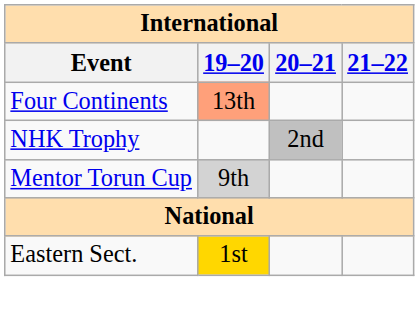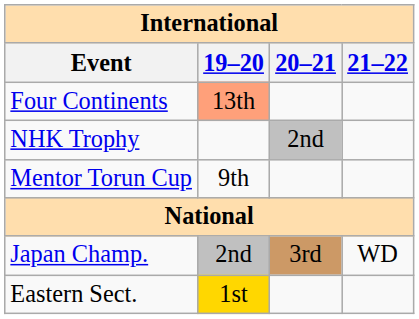(234, 178) lightgrey background -> (234, 178) no background
+ row: (79, 255)
